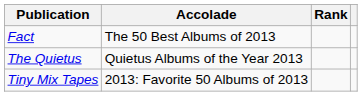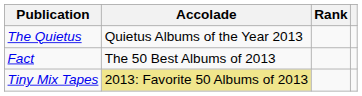rows swapped: (21, 36) <-> (45, 58)
(206, 79) no background -> (206, 79) khaki background
